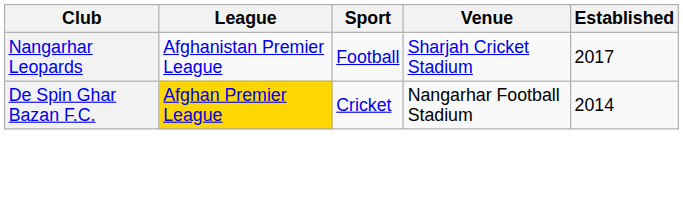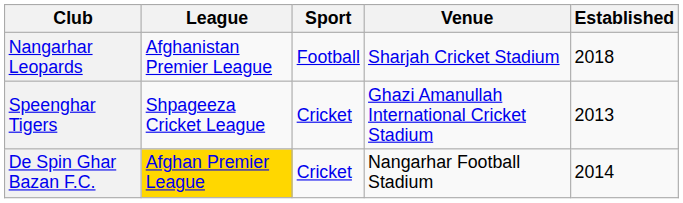(594, 56) 2017 -> (594, 56) 2018
+ row: (52, 114)
